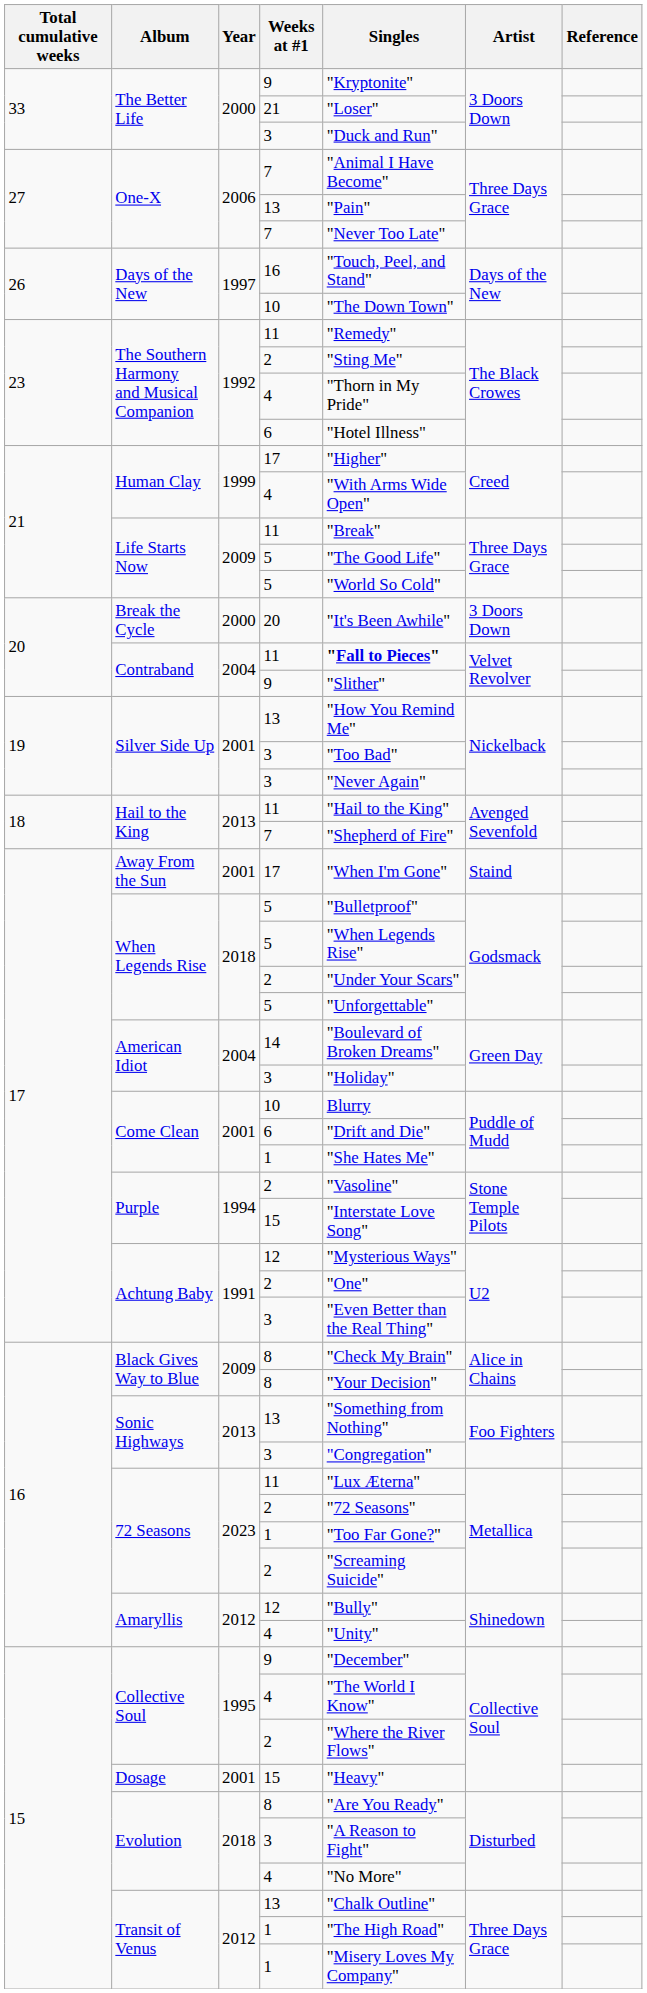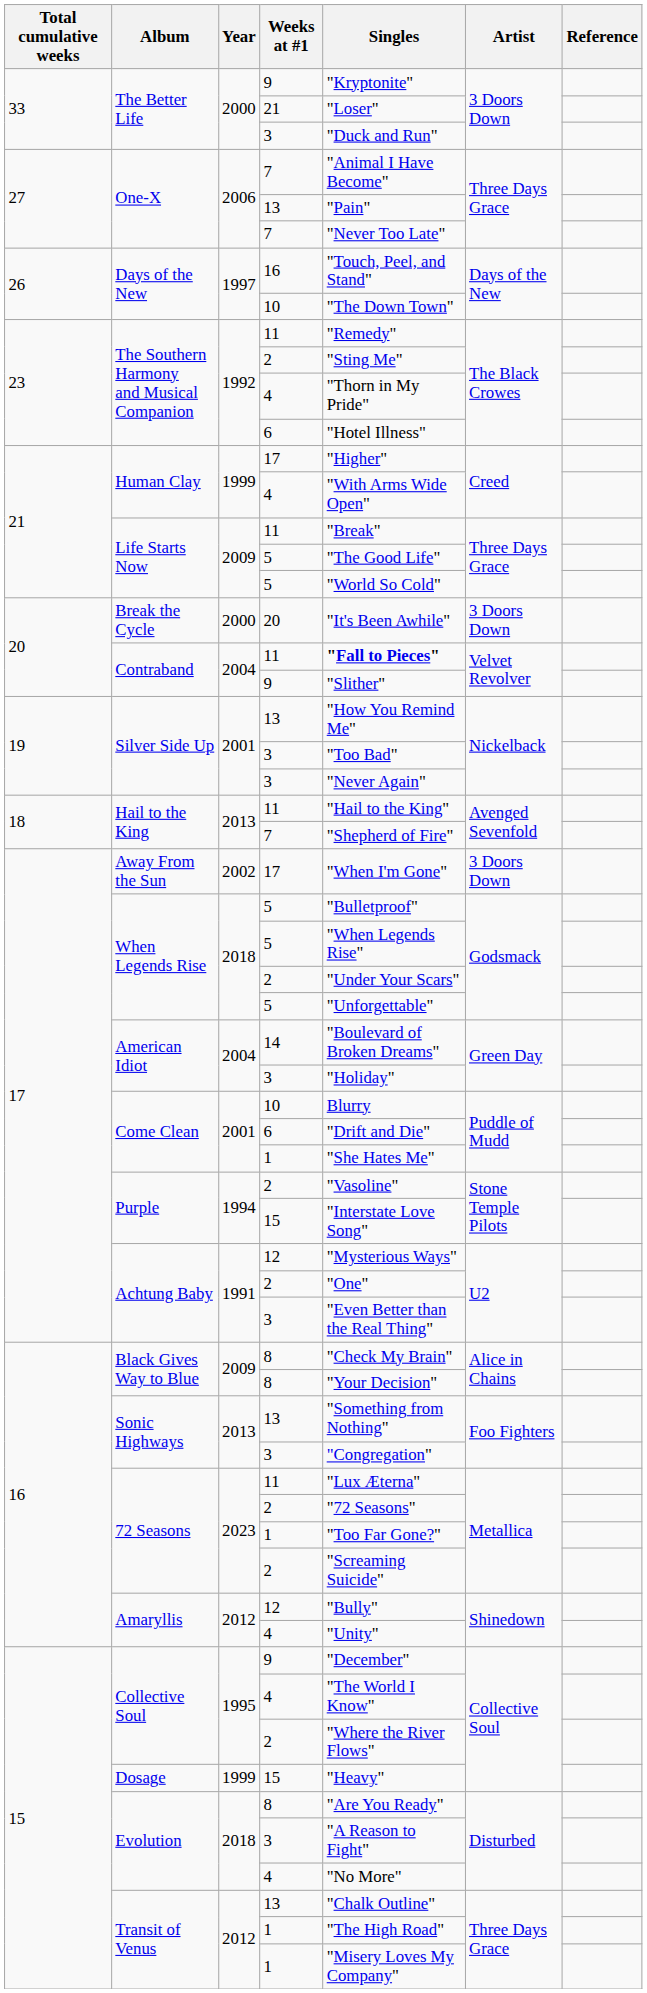(239, 871) 2001 -> (239, 871) 2002
(491, 871) Staind -> (496, 871) 3 Doors Down
(239, 1777) 2001 -> (239, 1777) 1999
